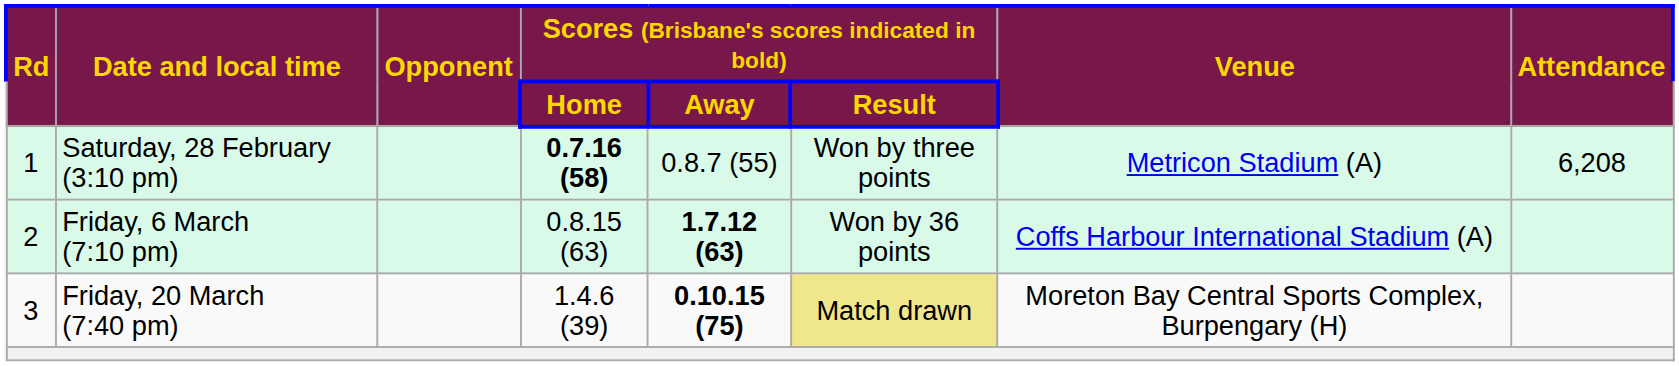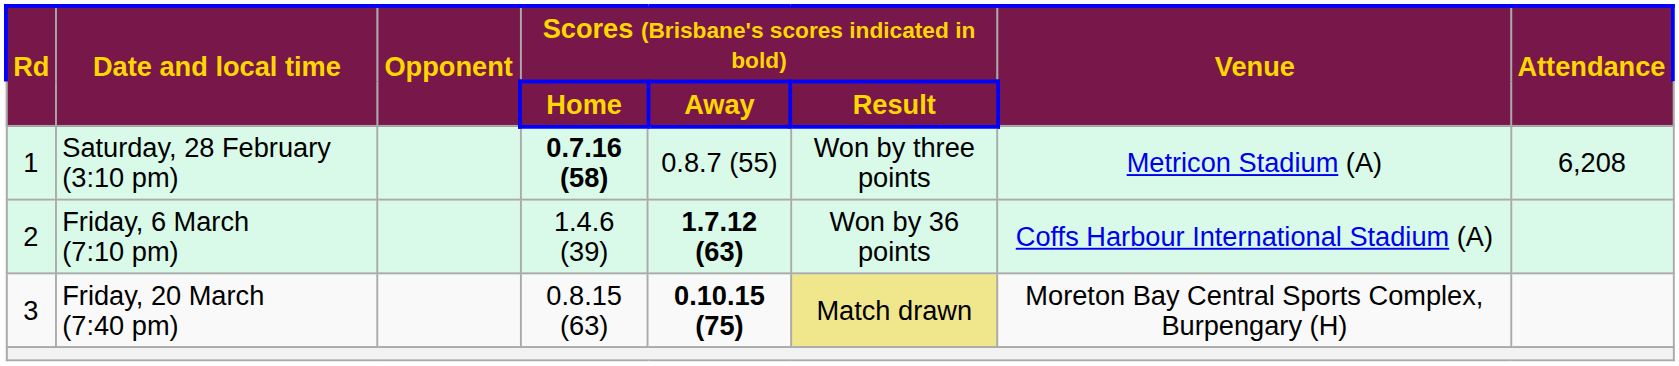(584, 237) 0.8.15 (63) -> (584, 237) 1.4.6 (39)
(584, 310) 1.4.6 (39) -> (584, 310) 0.8.15 (63)
